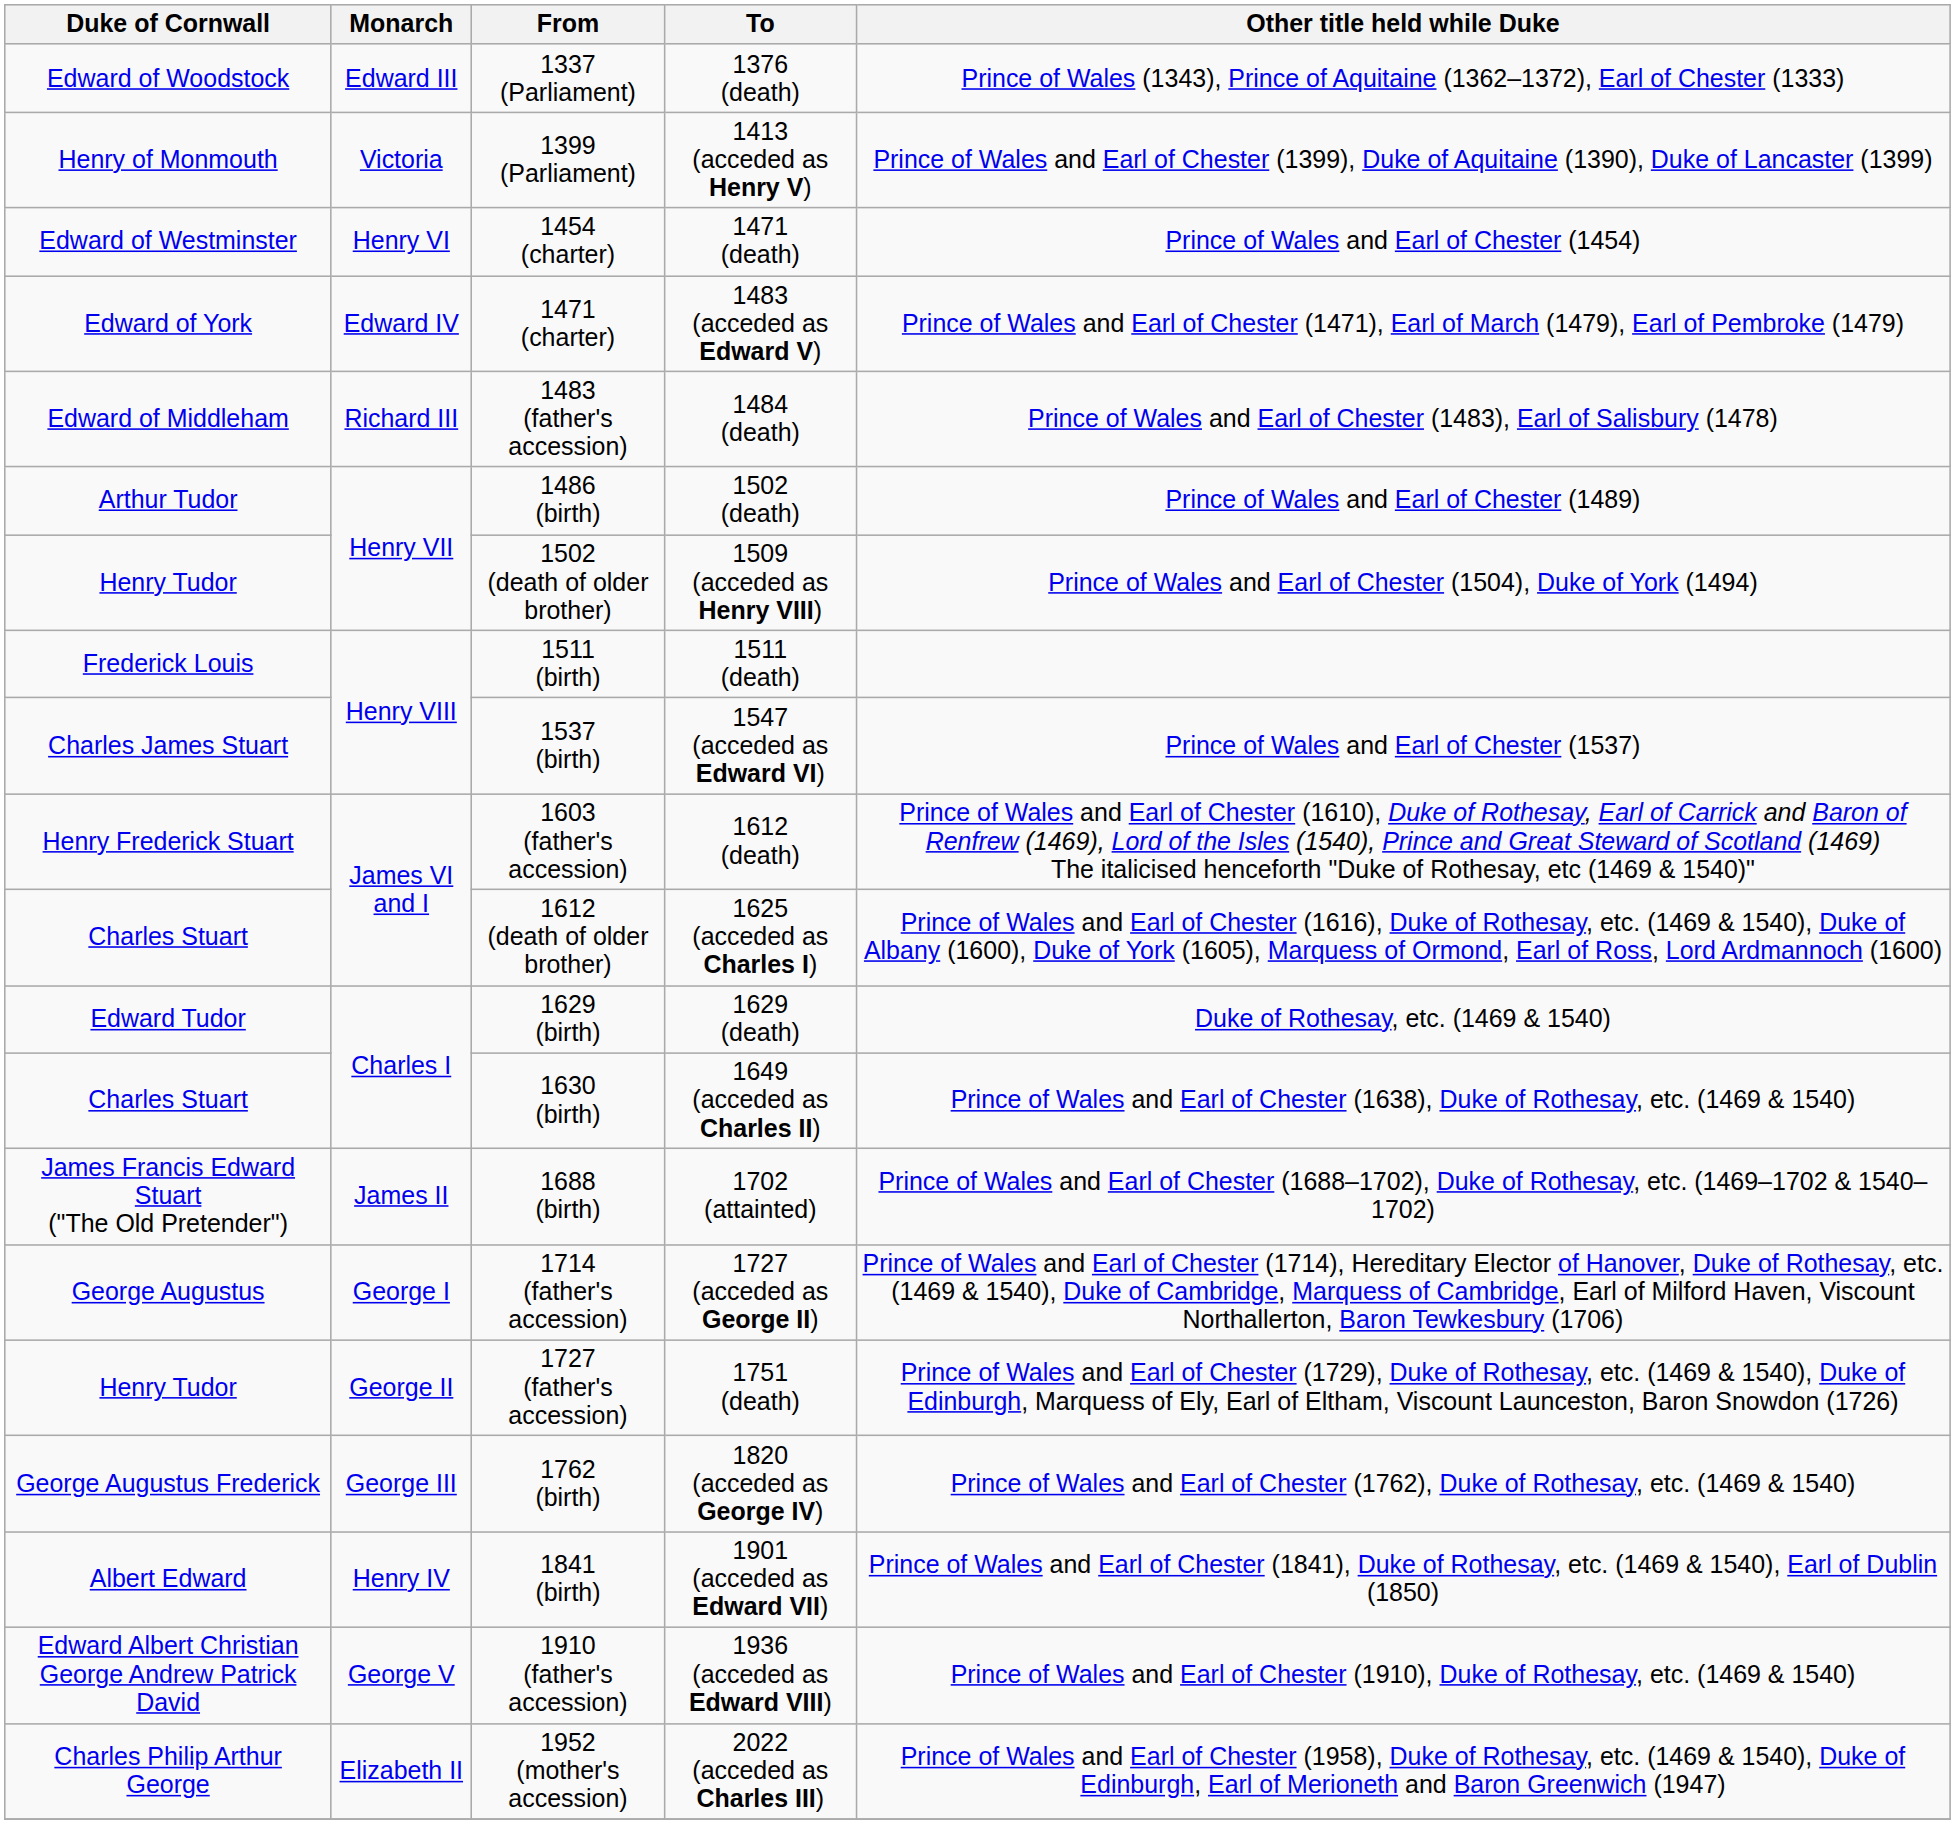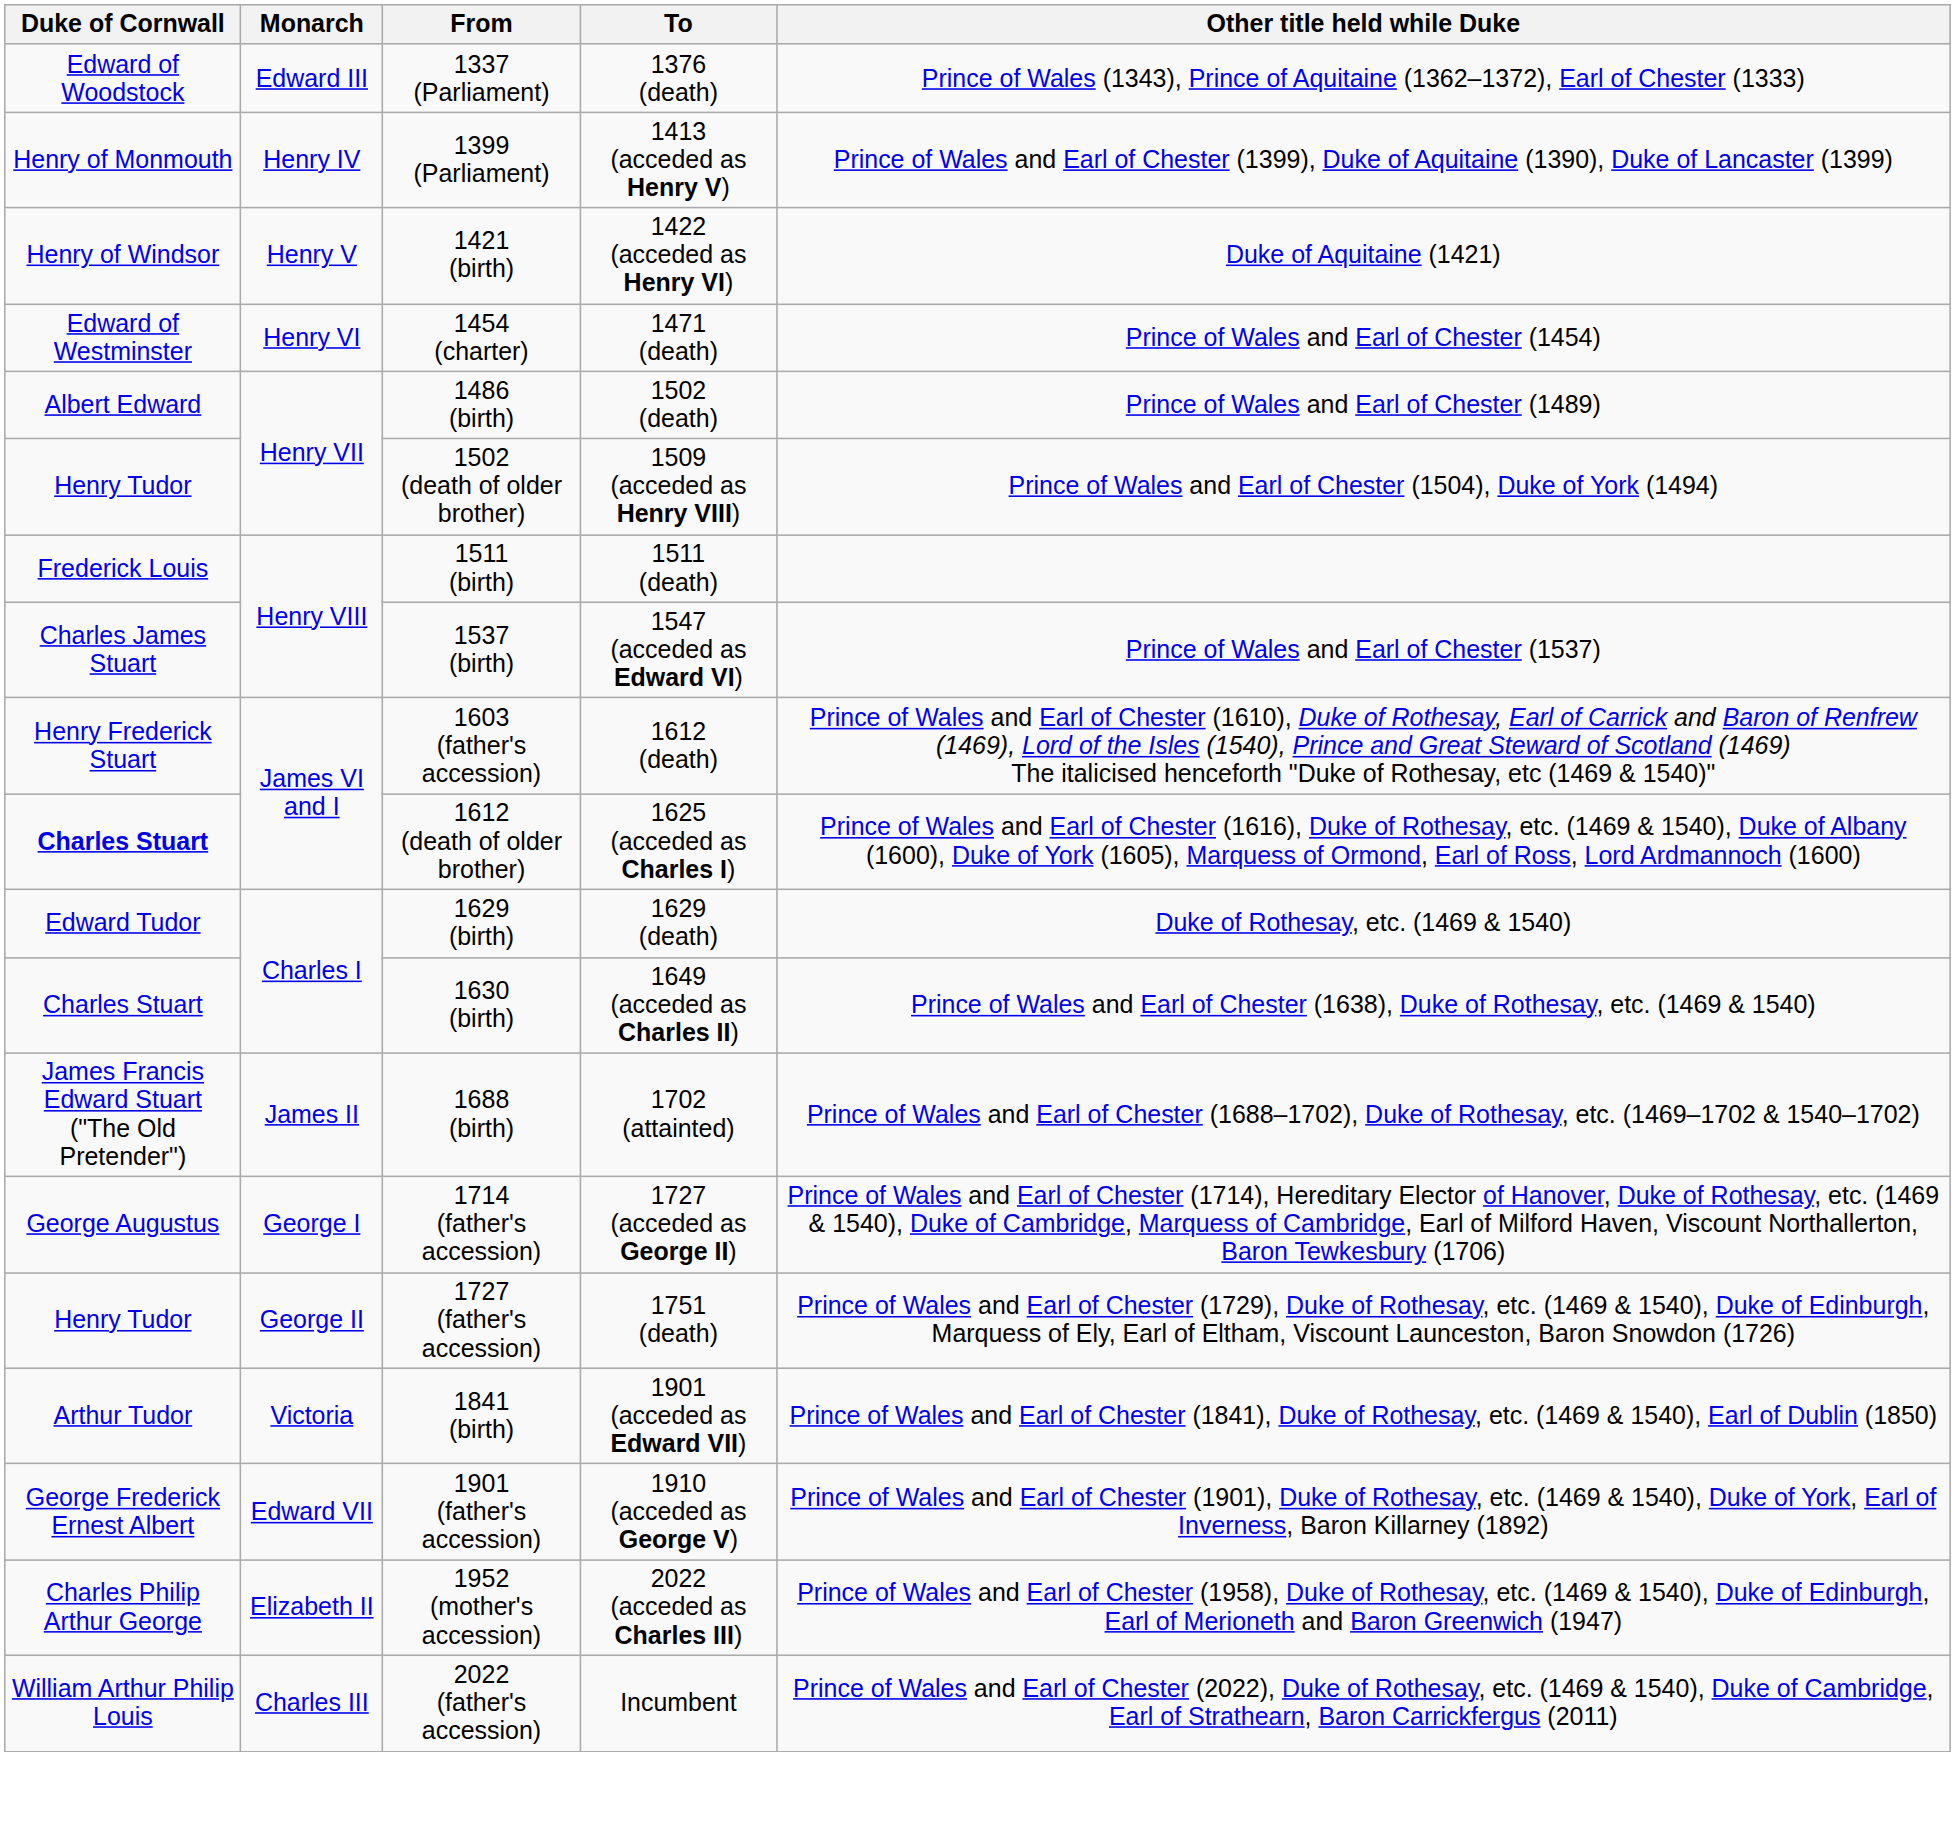(401, 159) Victoria -> (312, 159) Henry IV
+ row: (482, 255)
- row: (568, 323)
- row: (568, 418)
(168, 500) Arthur Tudor -> (123, 404) Albert Edward
(168, 937) normal -> (123, 841) bold
- row: (568, 1483)
(168, 1579) Albert Edward -> (123, 1415) Arthur Tudor
(401, 1579) Henry IV -> (312, 1415) Victoria
+ row: (481, 1511)
- row: (568, 1674)
+ row: (481, 1703)
